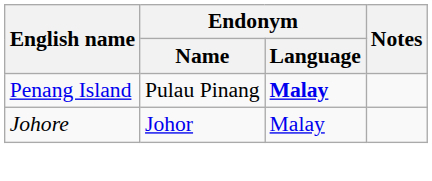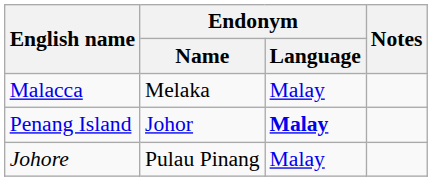+ row: (46, 90)
(202, 90) Pulau Pinang -> (169, 124) Johor
(169, 124) Johor -> (202, 158) Pulau Pinang
